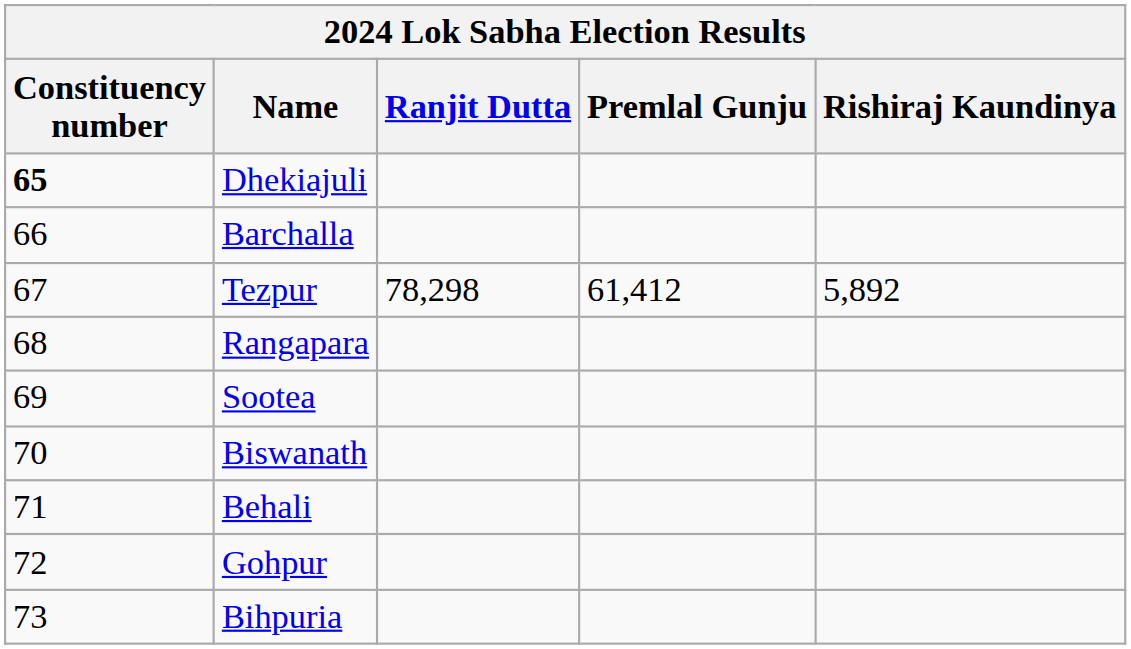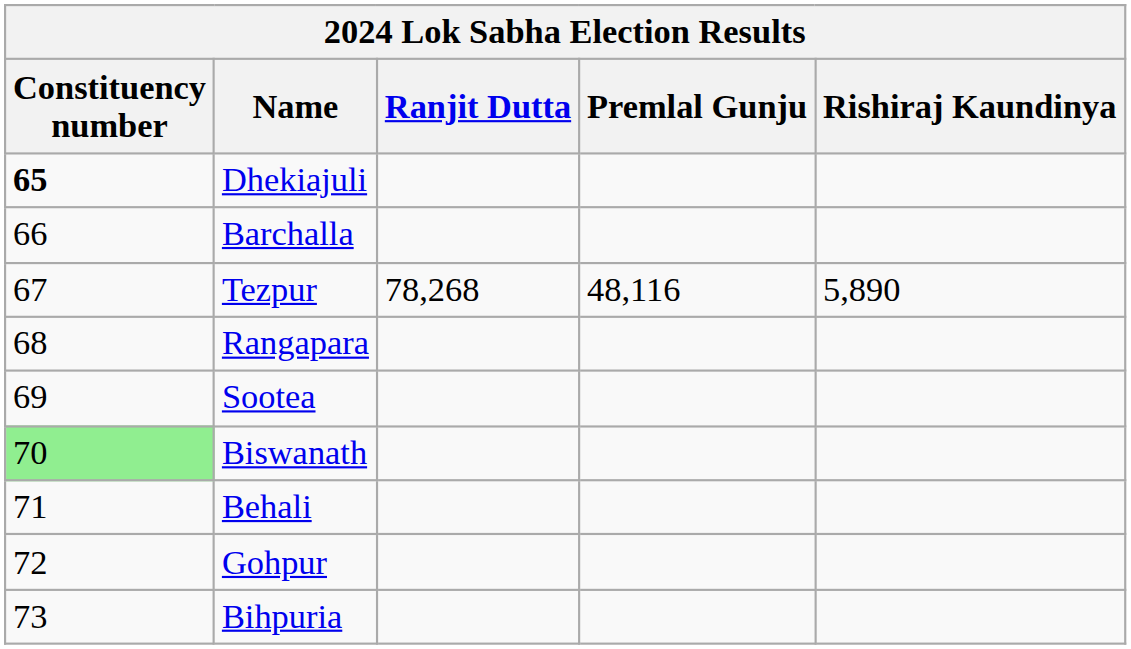(432, 288) 78,298 -> (432, 288) 78,268
(634, 288) 61,412 -> (634, 288) 48,116
(862, 288) 5,892 -> (862, 288) 5,890
(30, 452) no background -> (30, 452) lightgreen background
